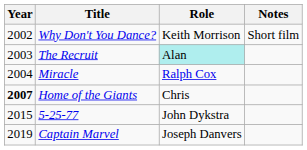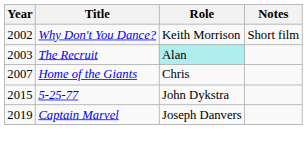- row: (58, 74)
(20, 94) bold -> (20, 74) normal
